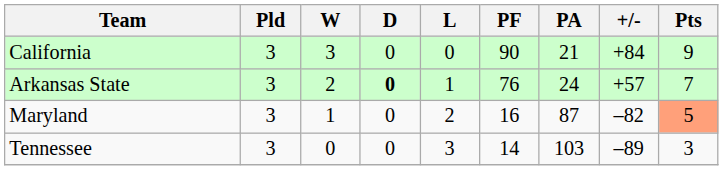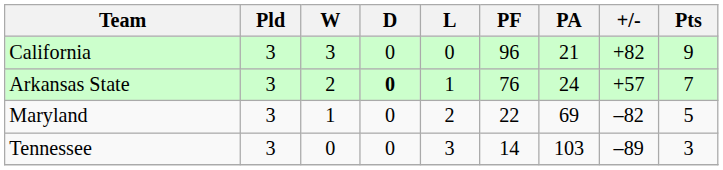(509, 52) 90 -> (509, 52) 96
(629, 52) +84 -> (629, 52) +82
(509, 116) 16 -> (509, 116) 22
(569, 116) 87 -> (569, 116) 69
(688, 116) lightsalmon background -> (688, 116) no background
